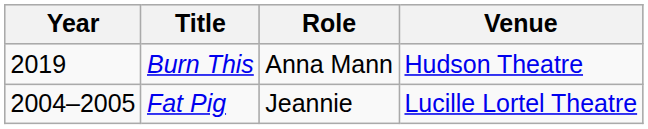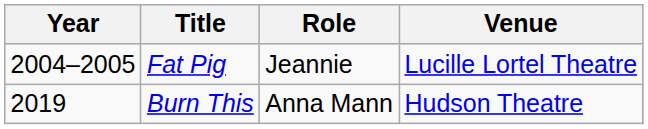rows swapped: (187, 103) <-> (200, 63)
